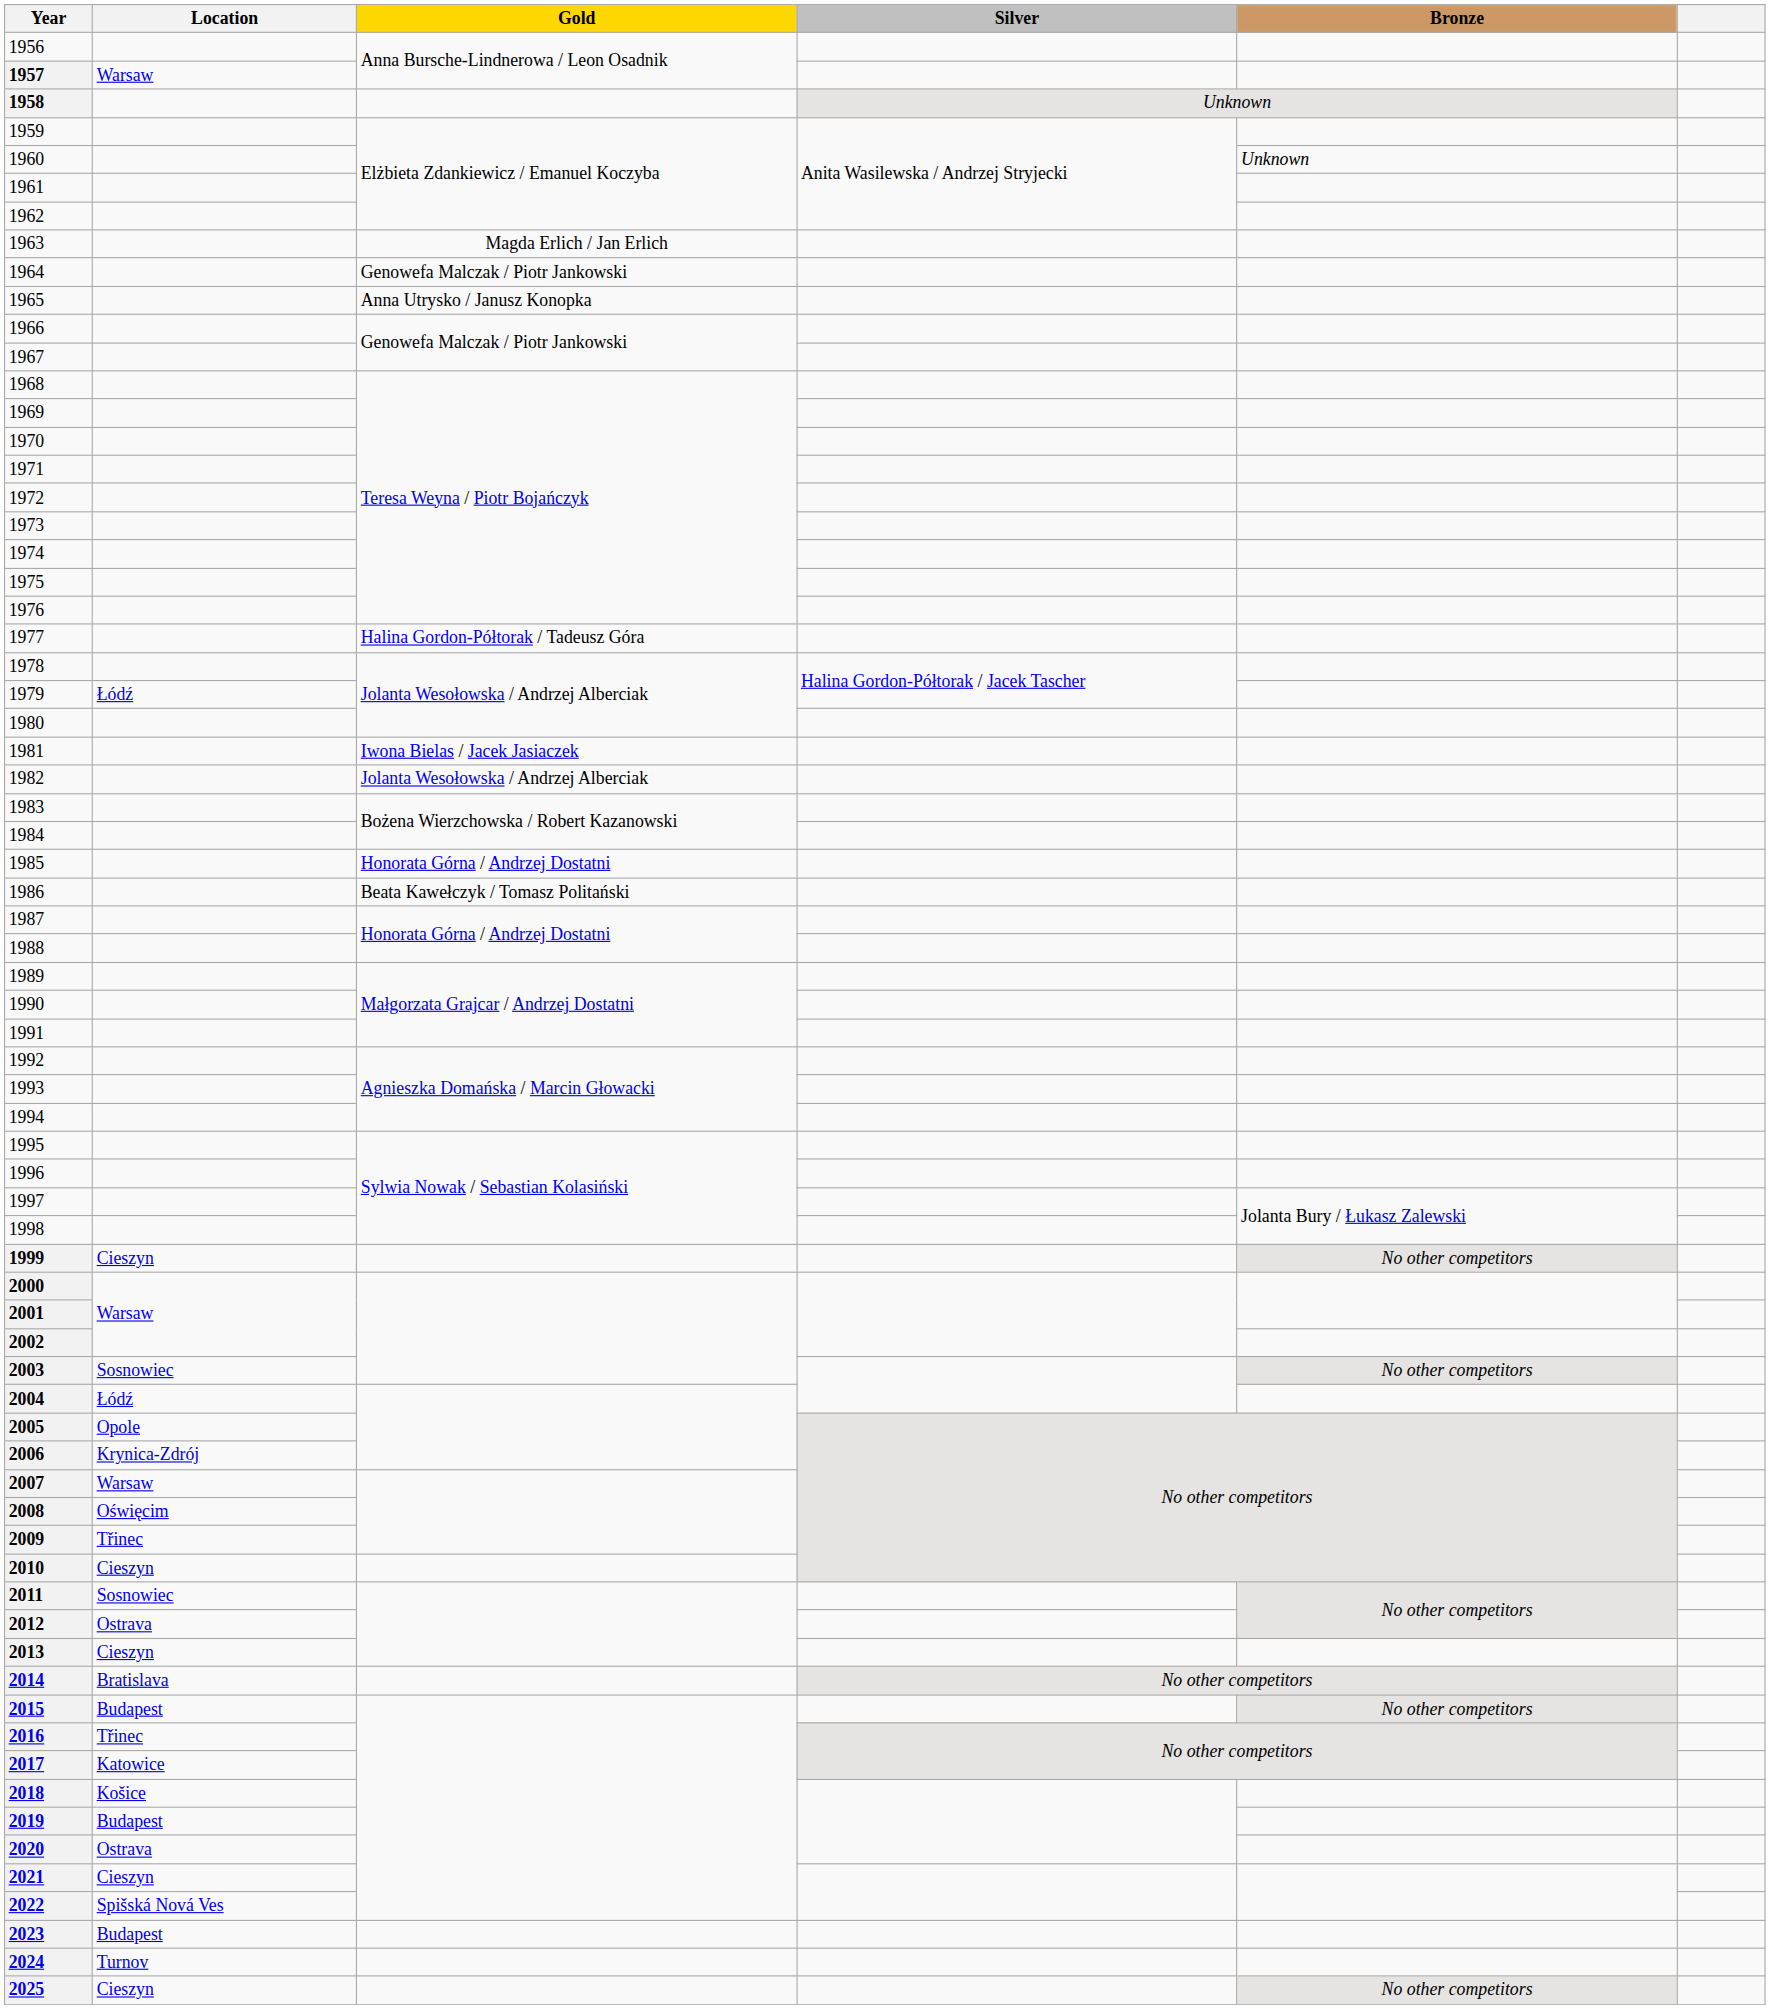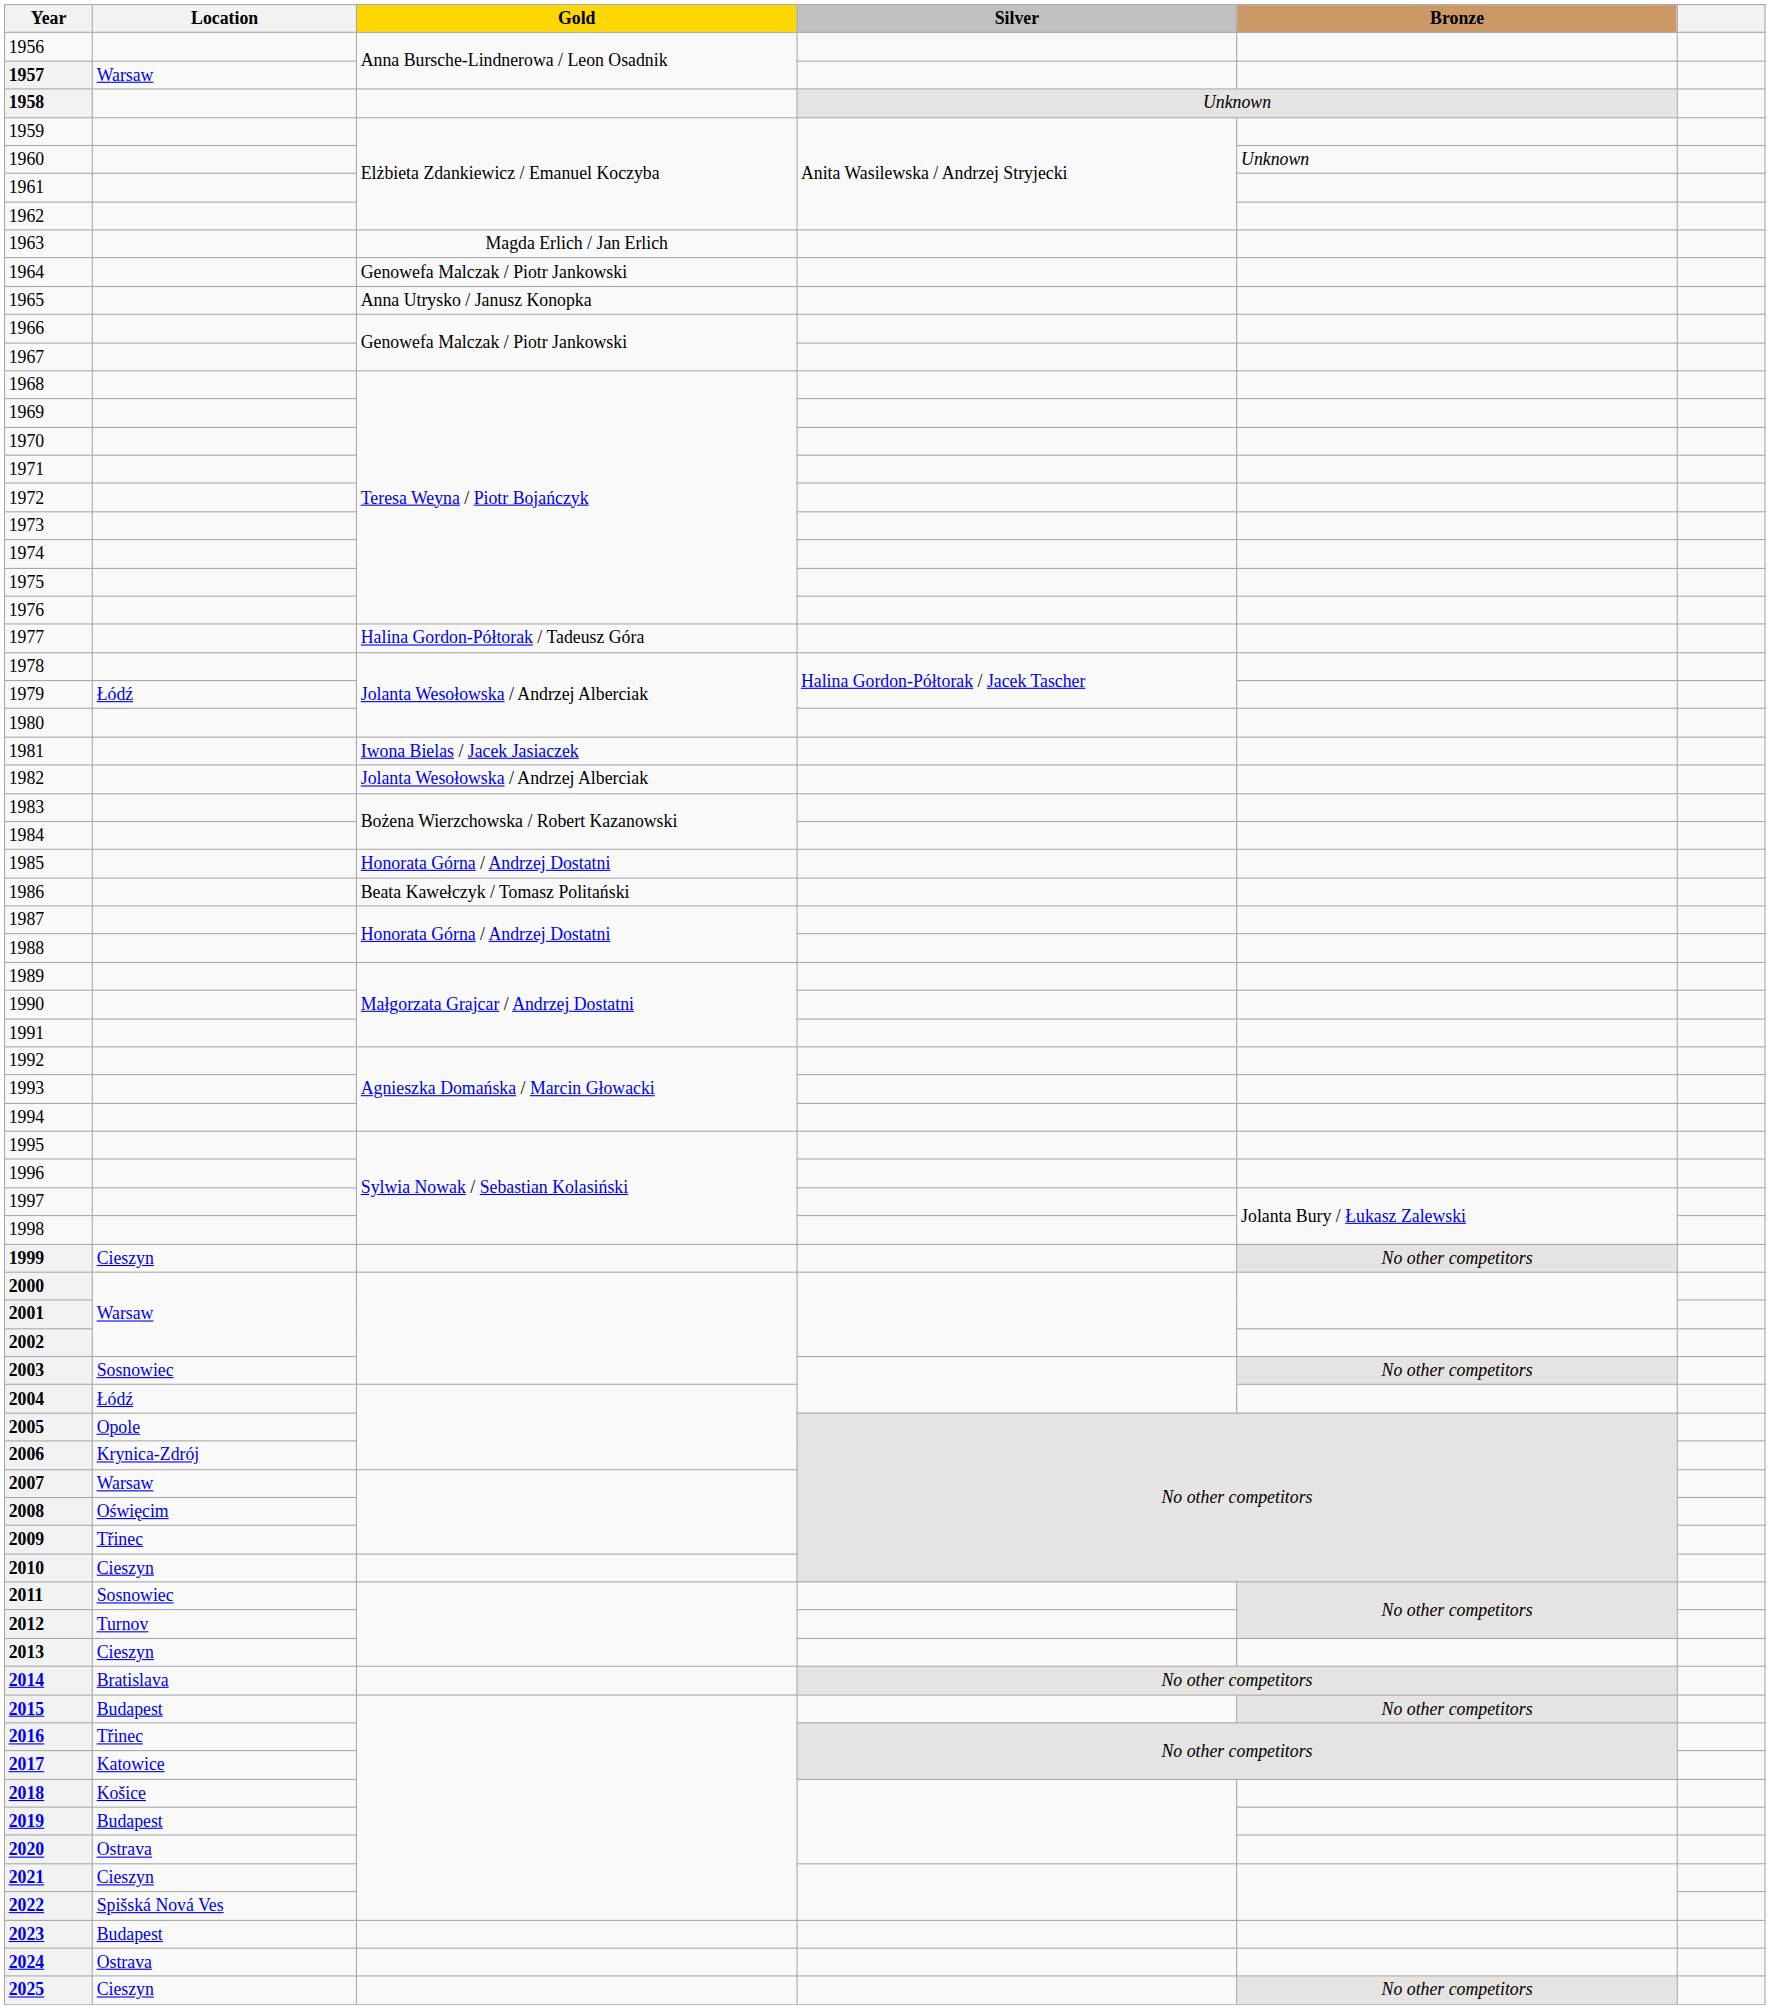(124, 1624) Ostrava -> (123, 1624) Turnov
(123, 1962) Turnov -> (124, 1962) Ostrava
